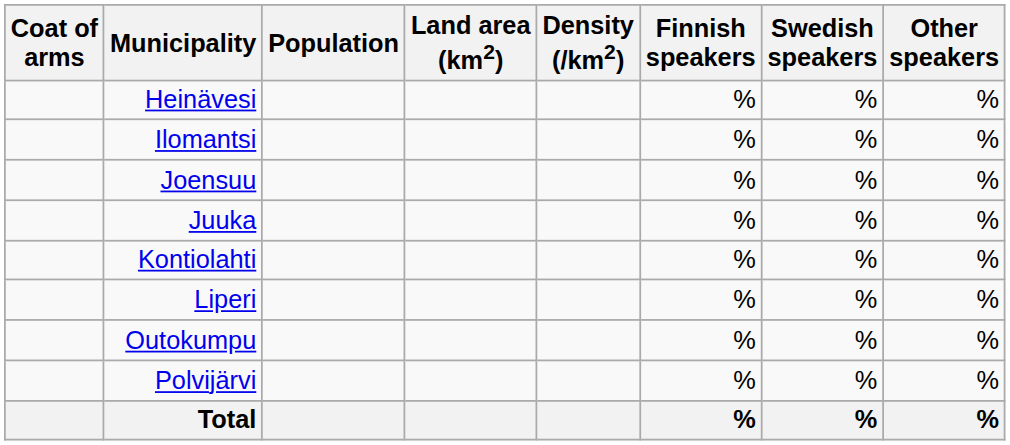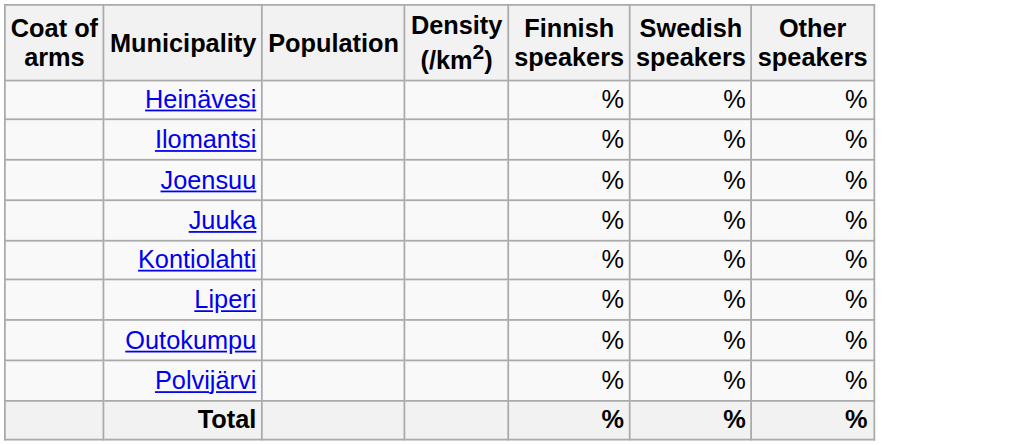- column: (471, 43)
